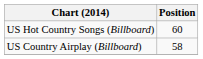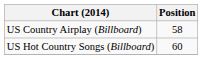rows swapped: (74, 46) <-> (80, 29)
